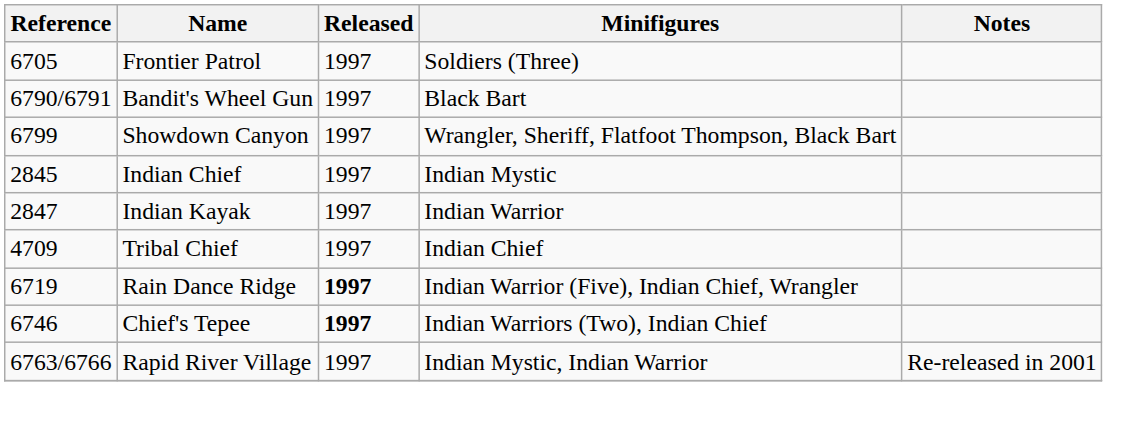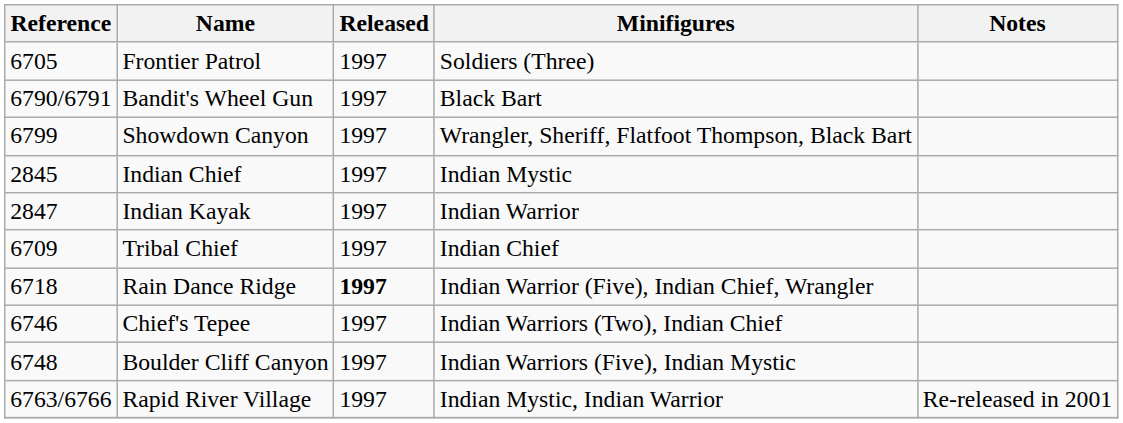(34, 248) 4709 -> (34, 248) 6709
(34, 286) 6719 -> (34, 286) 6718
(348, 323) bold -> (363, 323) normal
+ row: (225, 361)
